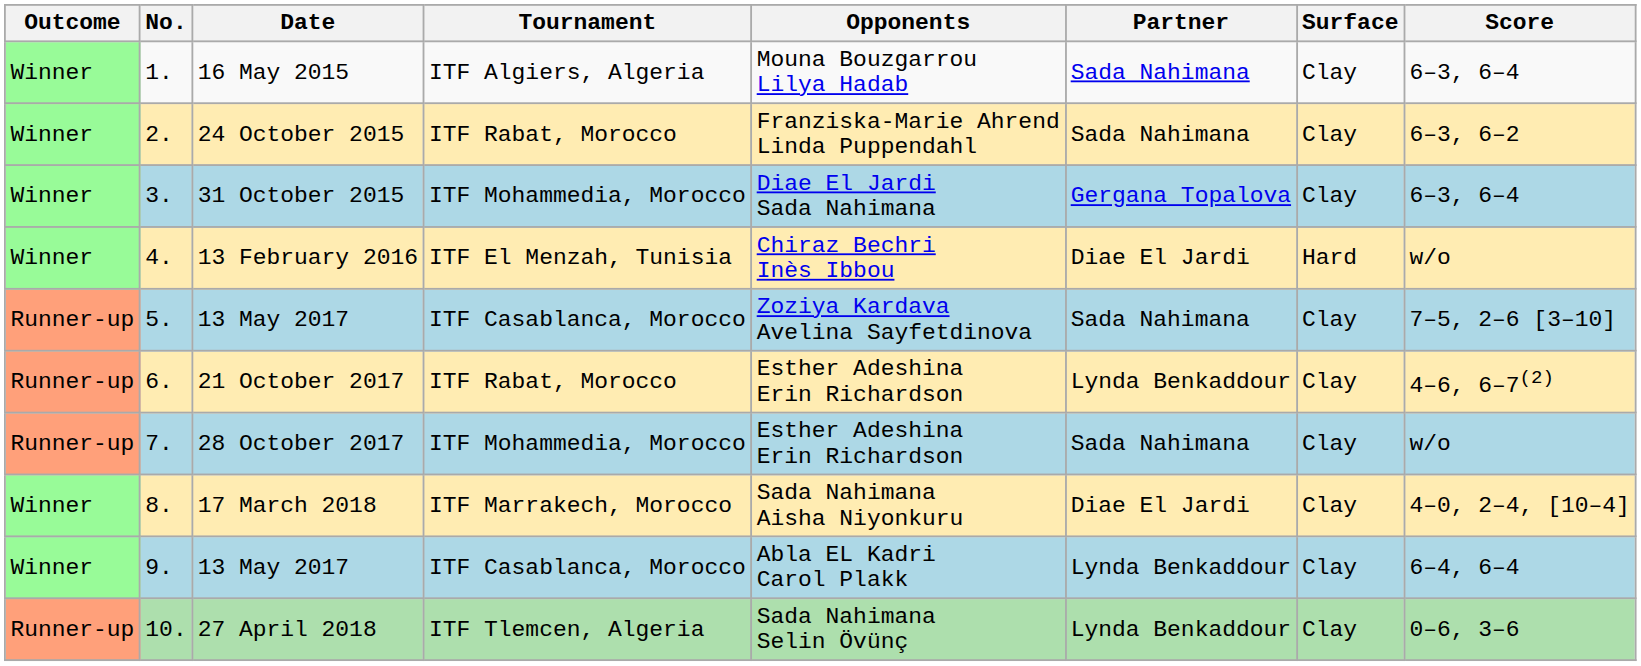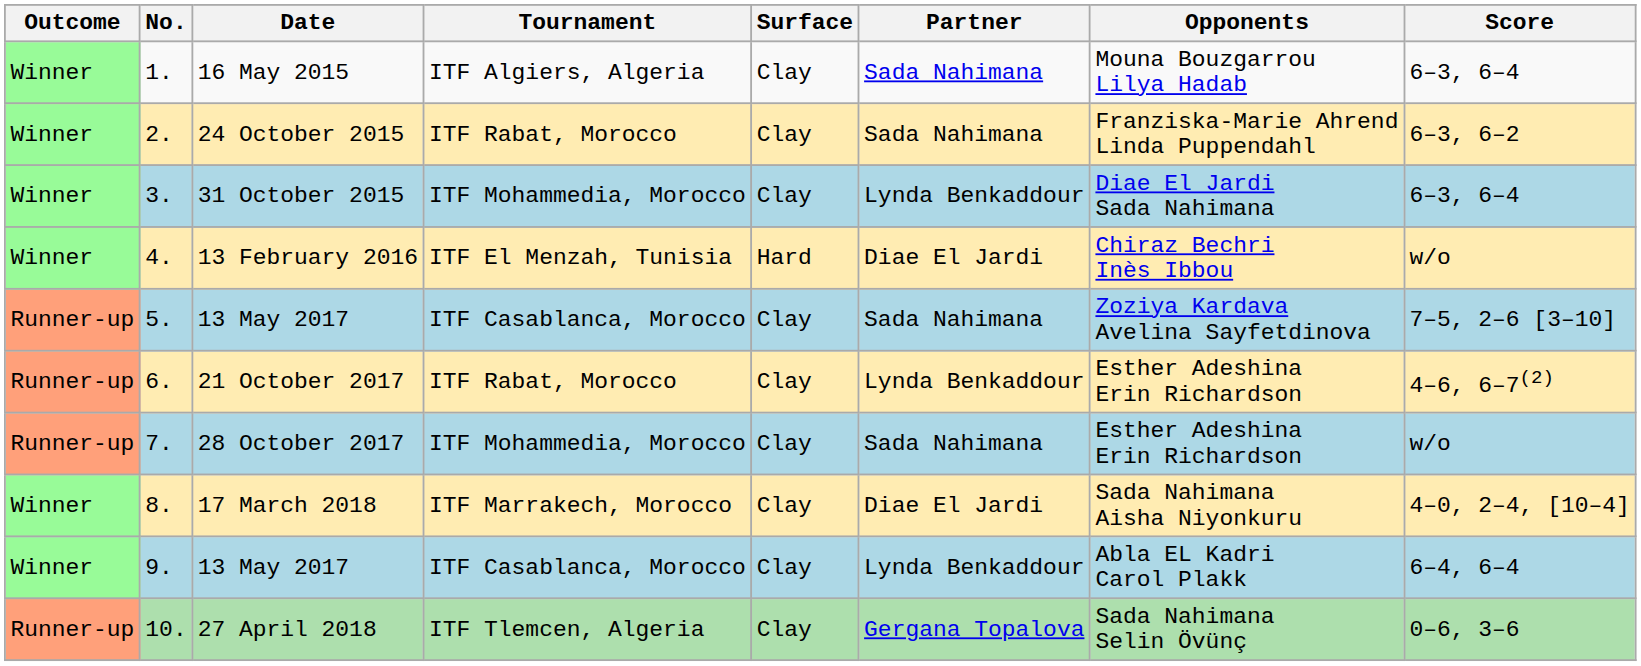columns swapped: (1350, 23) <-> (908, 23)
(1181, 196) Gergana Topalova -> (974, 196) Lynda Benkaddour
(1181, 629) Lynda Benkaddour -> (974, 629) Gergana Topalova
